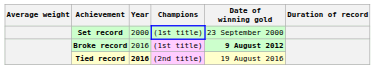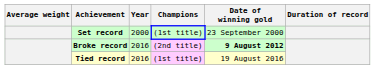(178, 45) (1st title) -> (178, 45) (2nd title)
(140, 58) bold -> (140, 58) normal
(178, 58) (2nd title) -> (178, 58) (1st title)
